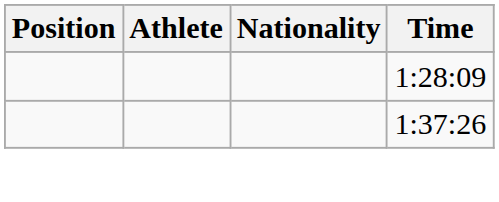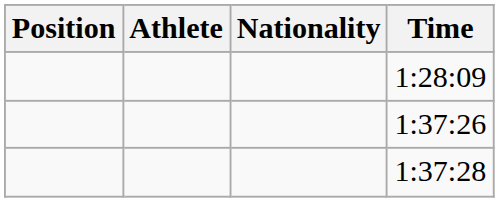+ row: (440, 171)
